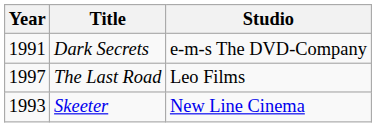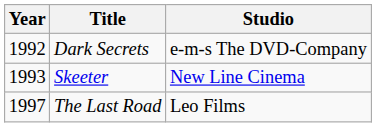(27, 48) 1991 -> (27, 48) 1992
rows swapped: (81, 106) <-> (108, 77)
